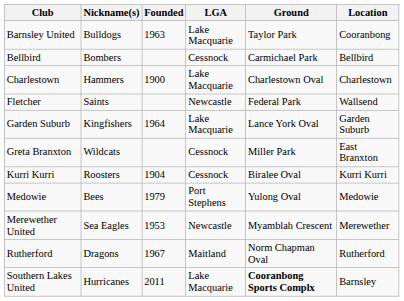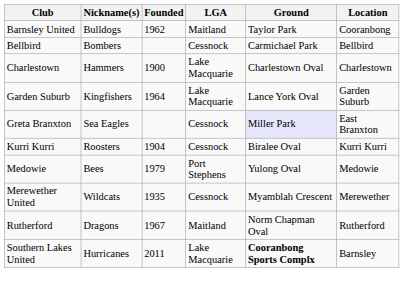(155, 35) 1963 -> (155, 29) 1962
(211, 35) Lake Macquarie -> (207, 29) Maitland
- row: (24, 102)
(102, 152) Wildcats -> (106, 124) Sea Eagles
(272, 152) no background -> (272, 124) lavender background
(106, 225) Sea Eagles -> (102, 197) Wildcats
(155, 225) 1953 -> (155, 197) 1935
(210, 225) Newcastle -> (208, 197) Cessnock
